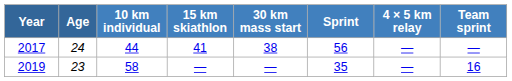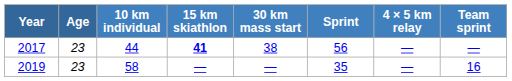(78, 48) 24 -> (78, 48) 23
(200, 48) normal -> (200, 48) bold
